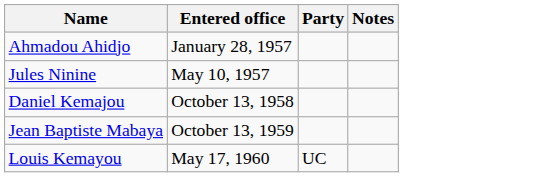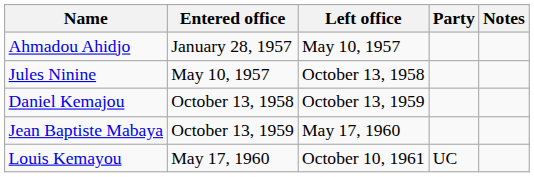+ column: (363, 18)
